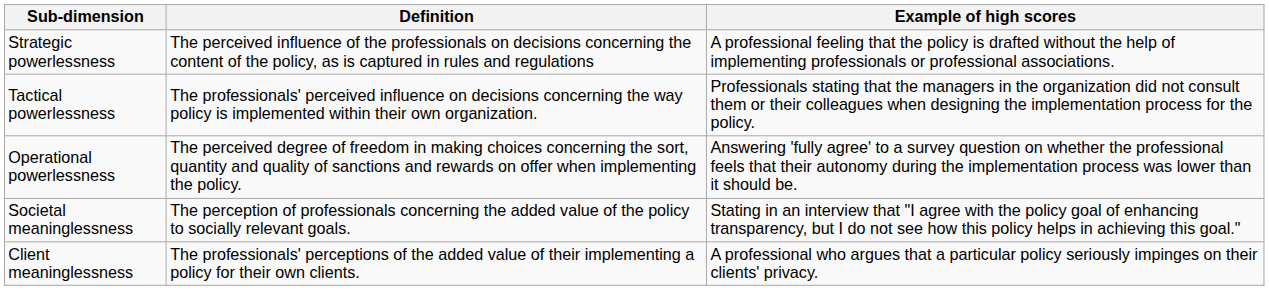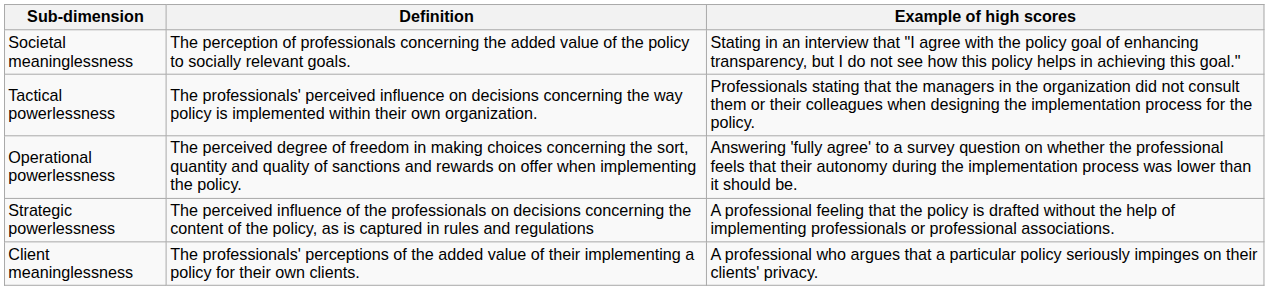rows swapped: (62, 52) <-> (71, 219)
